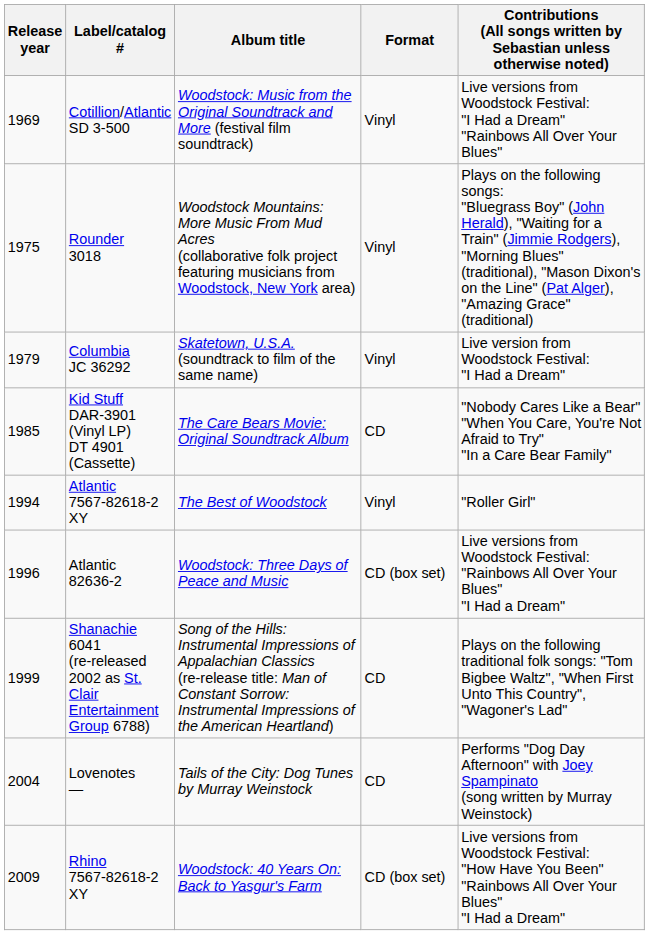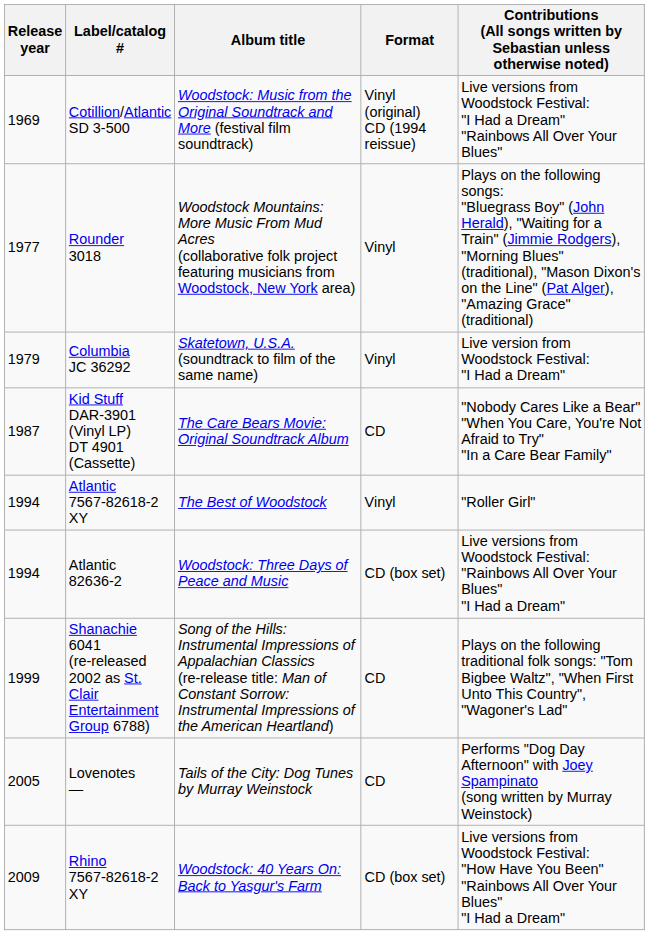(380, 119) Vinyl -> (395, 119) Vinyl (original) CD (1994 reissue)
(24, 247) 1975 -> (24, 247) 1977
(24, 431) 1985 -> (24, 431) 1987
(24, 574) 1996 -> (24, 574) 1994
(24, 781) 2004 -> (24, 781) 2005
